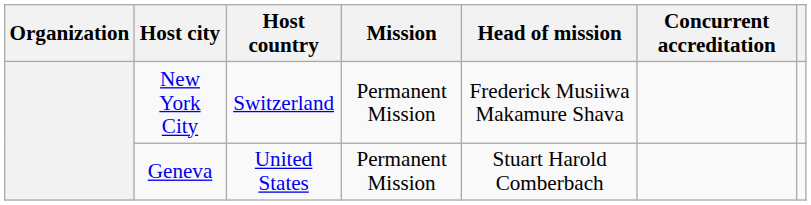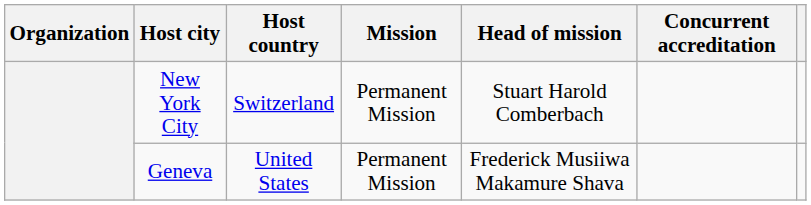(550, 102) Frederick Musiiwa Makamure Shava -> (550, 102) Stuart Harold Comberbach
(550, 171) Stuart Harold Comberbach -> (550, 171) Frederick Musiiwa Makamure Shava
